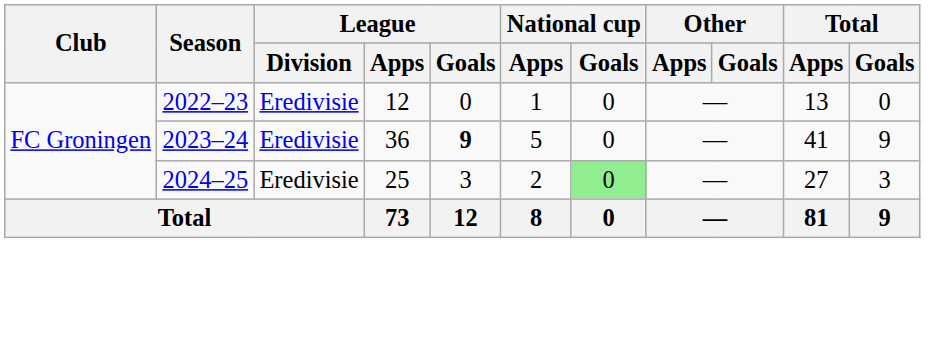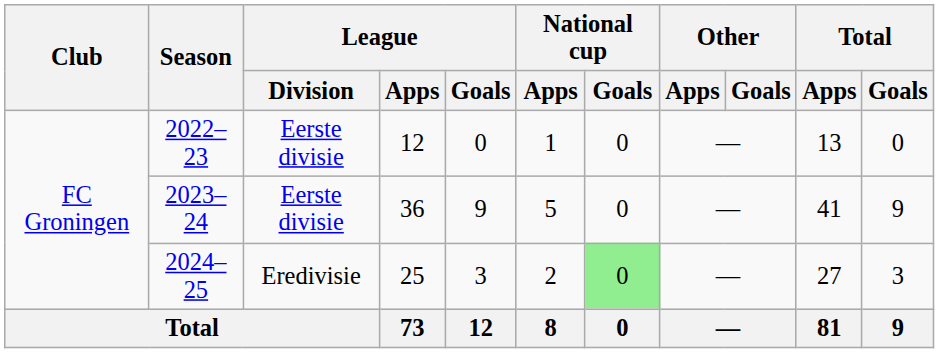(309, 101) Eredivisie -> (311, 142) Eerste divisie
(309, 140) Eredivisie -> (311, 209) Eerste divisie
(466, 140) bold -> (481, 209) normal
